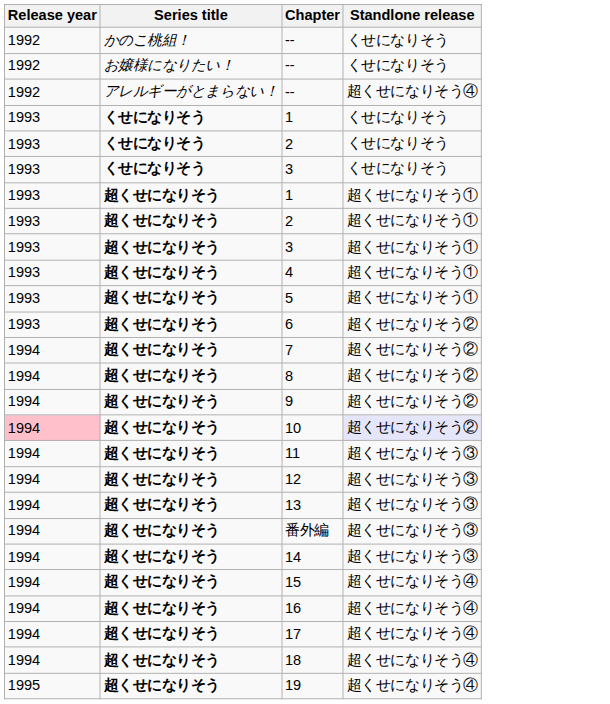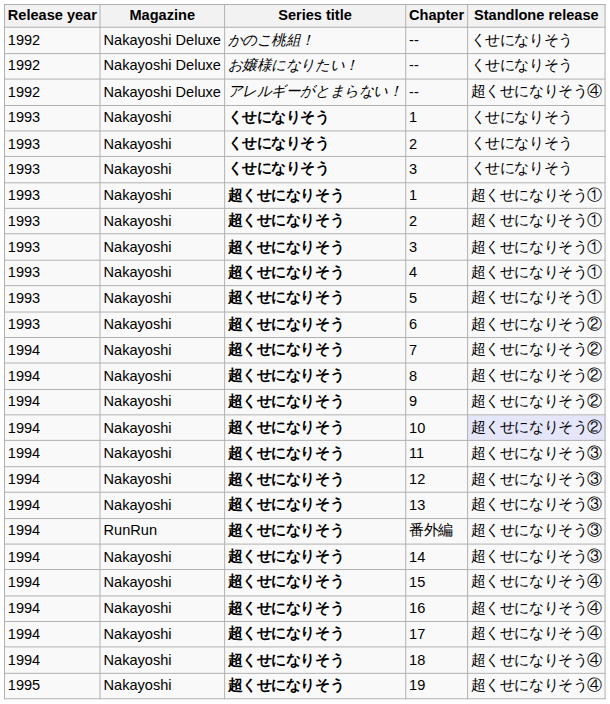+ column: (162, 16)
(24, 427) pink background -> (24, 427) no background
